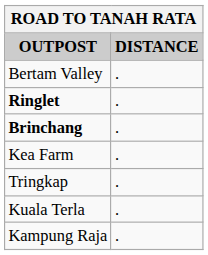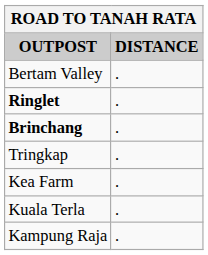rows swapped: (41, 154) <-> (38, 181)
